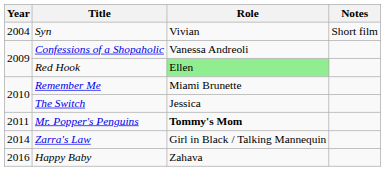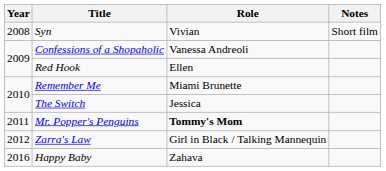(18, 31) 2004 -> (18, 31) 2008
(181, 67) lightgreen background -> (181, 67) no background
(18, 139) 2014 -> (18, 139) 2012
